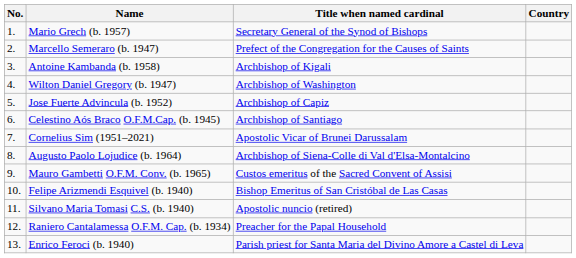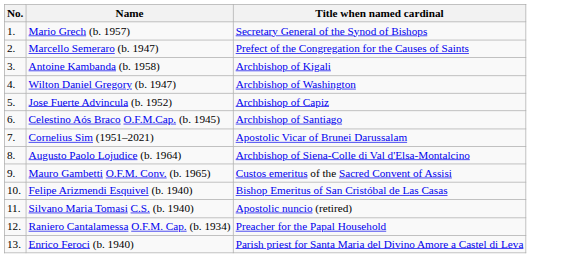- column: (549, 13)
